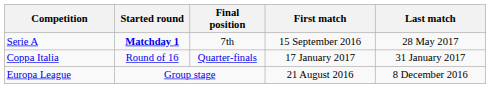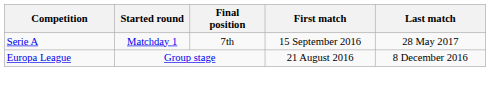(152, 41) bold -> (152, 41) normal
- row: (33, 58)
